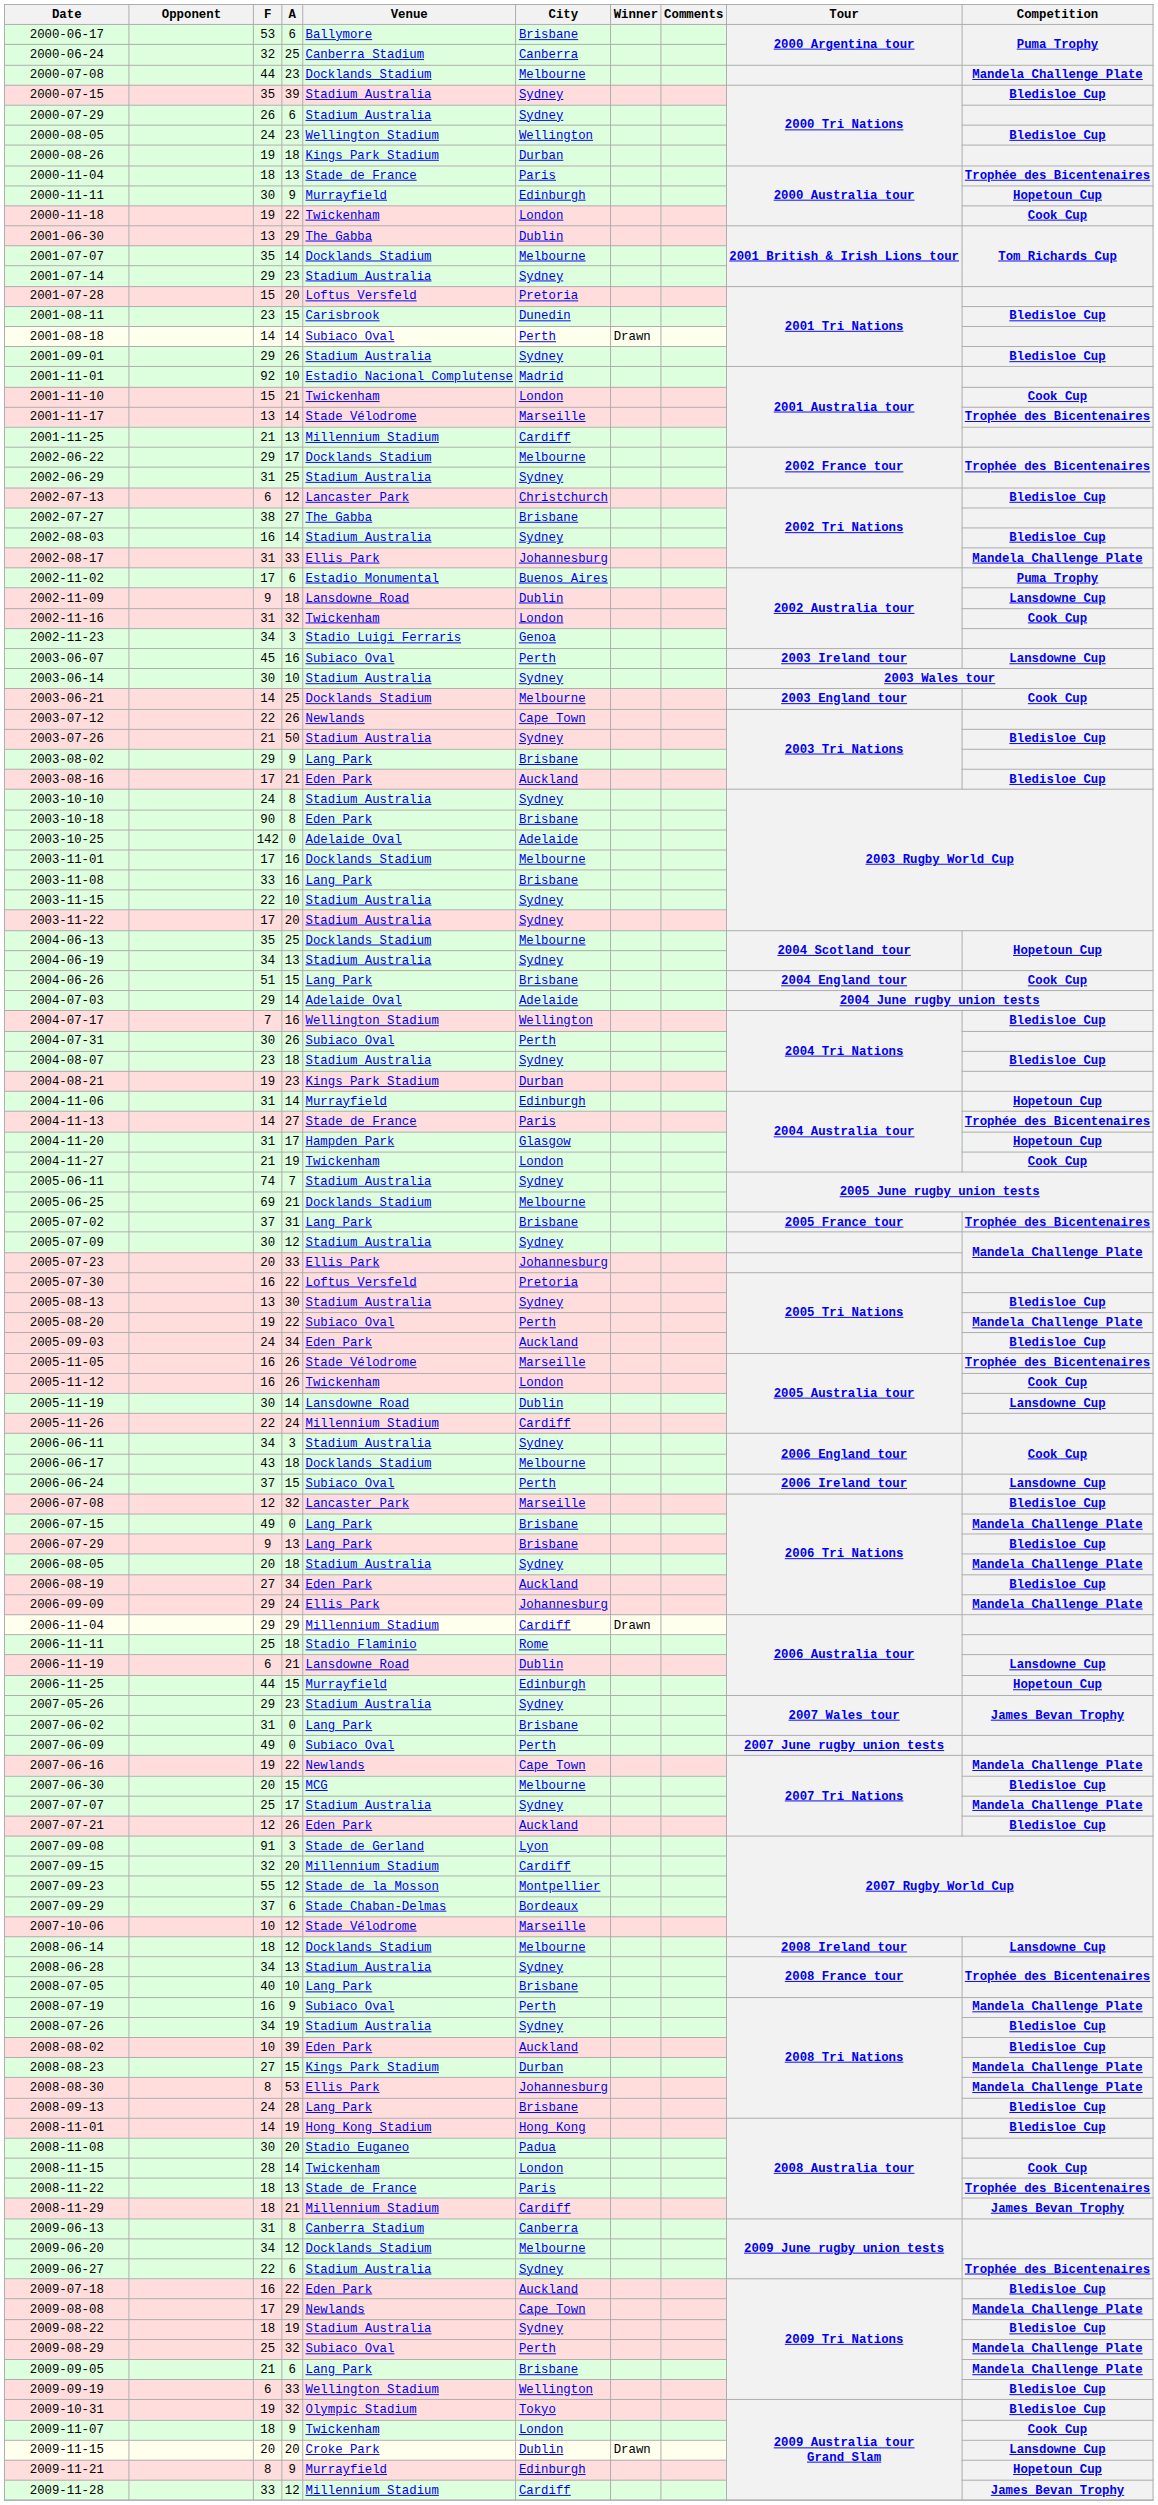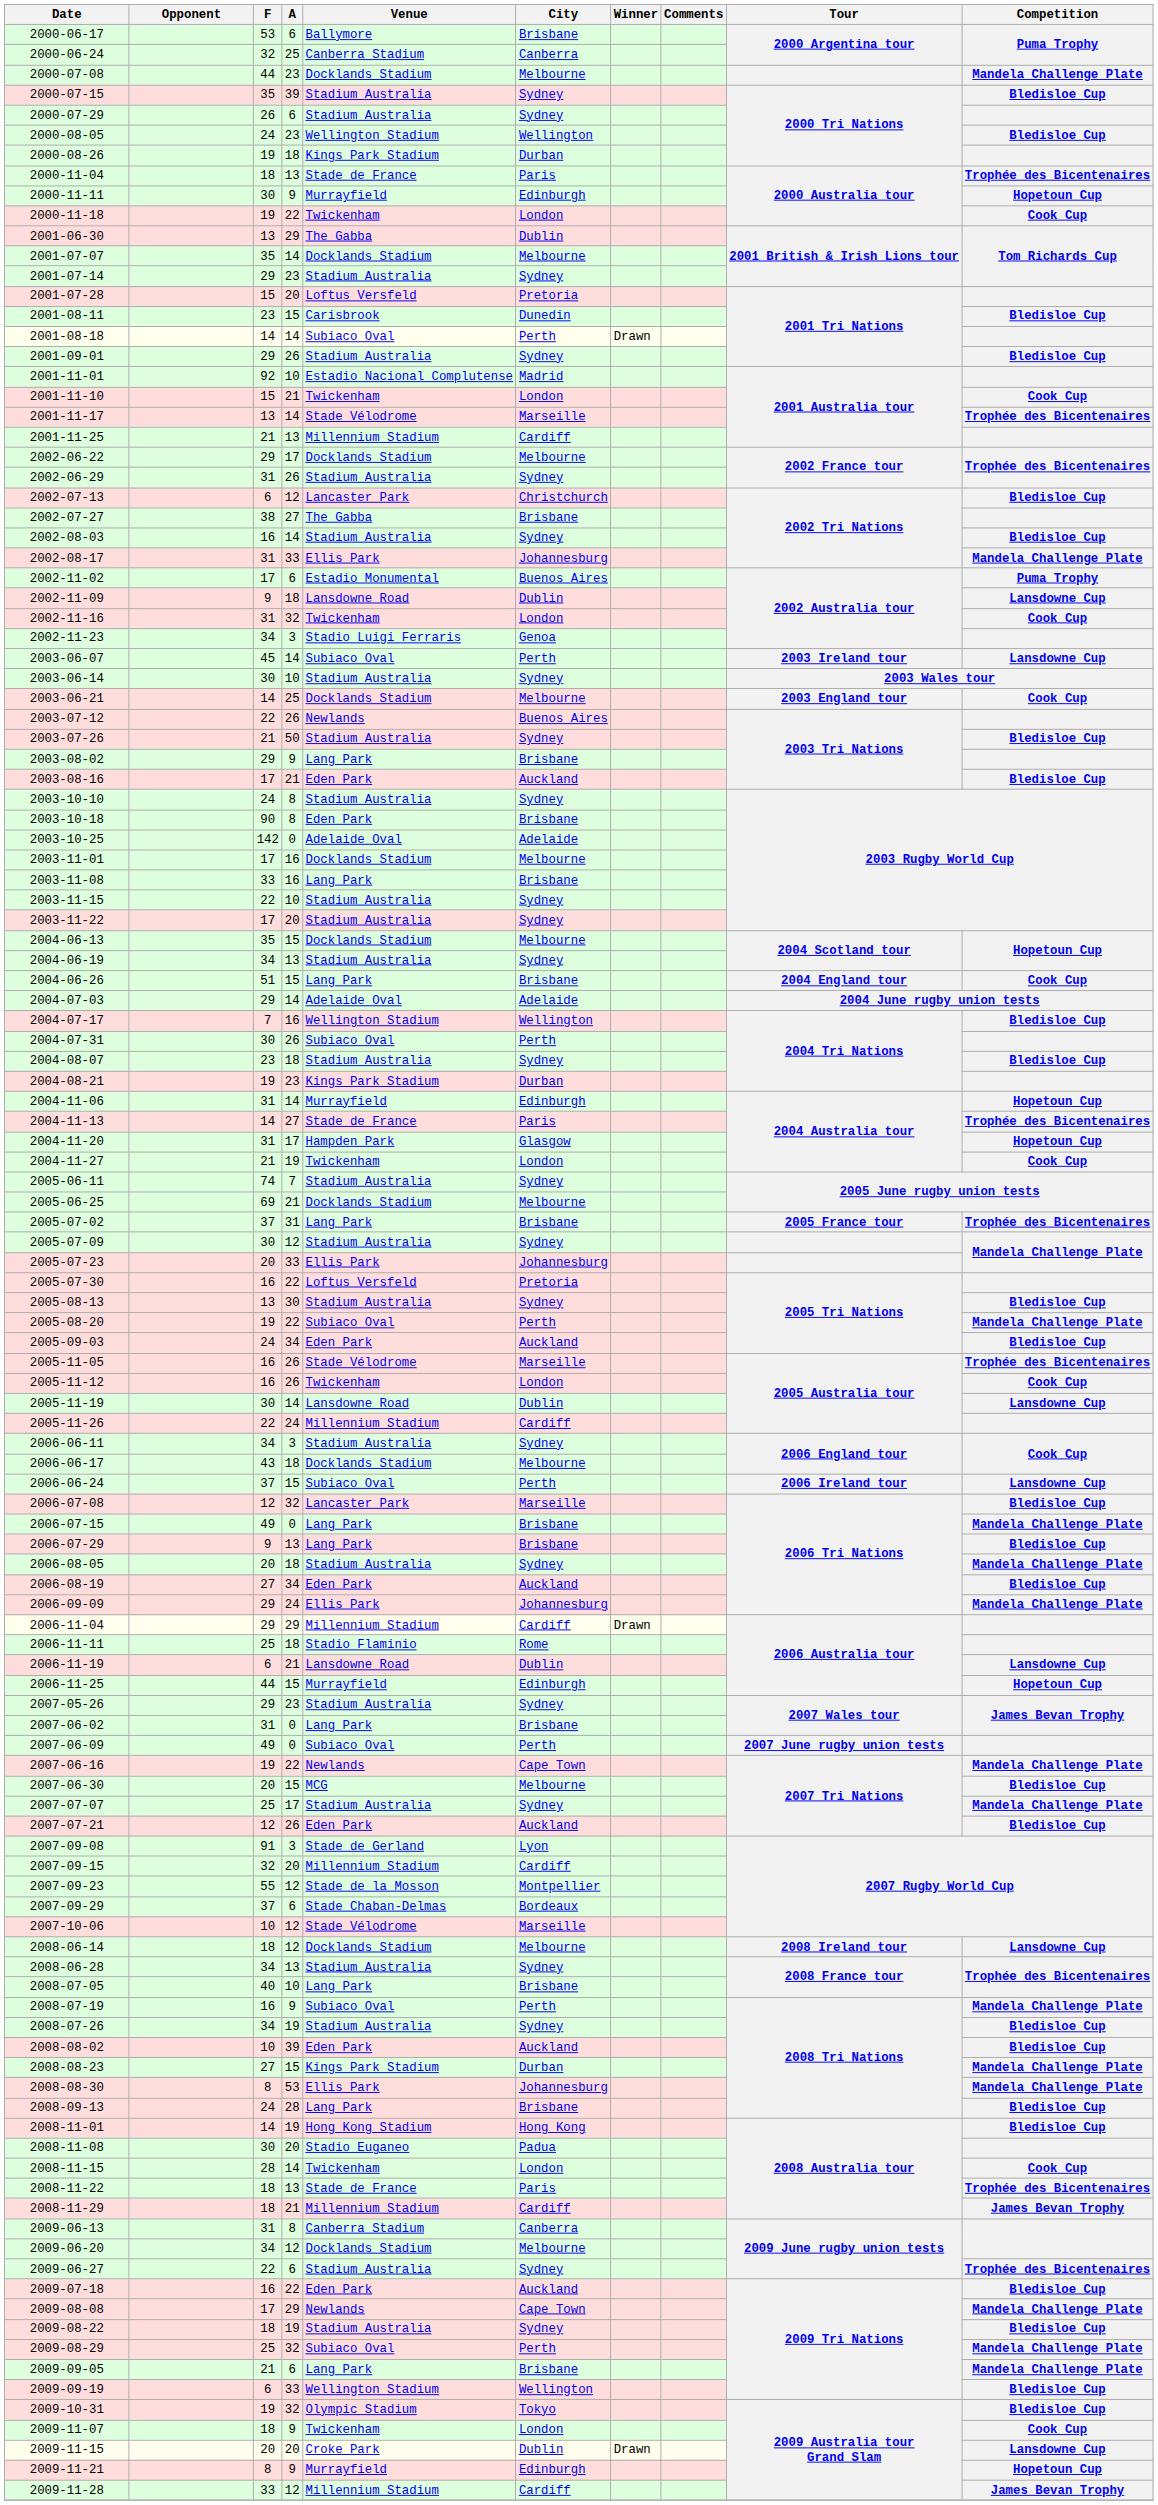(292, 477) 25 -> (292, 477) 26
(292, 659) 16 -> (292, 659) 14
(552, 719) Cape Town -> (563, 719) Buenos Aires
(292, 940) 25 -> (292, 940) 15
